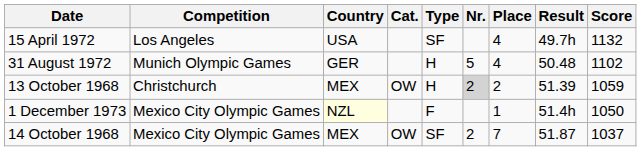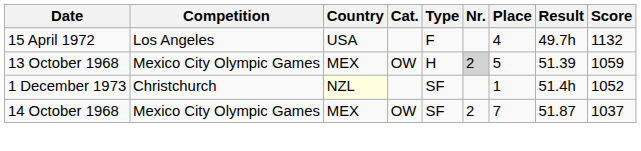(435, 39) SF -> (430, 39) F
- row: (60, 63)
(175, 87) Christchurch -> (226, 63) Mexico City Olympic Games
(497, 87) 2 -> (497, 63) 5
(226, 110) Mexico City Olympic Games -> (175, 87) Christchurch
(430, 110) F -> (435, 87) SF
(607, 110) 1050 -> (607, 87) 1052
